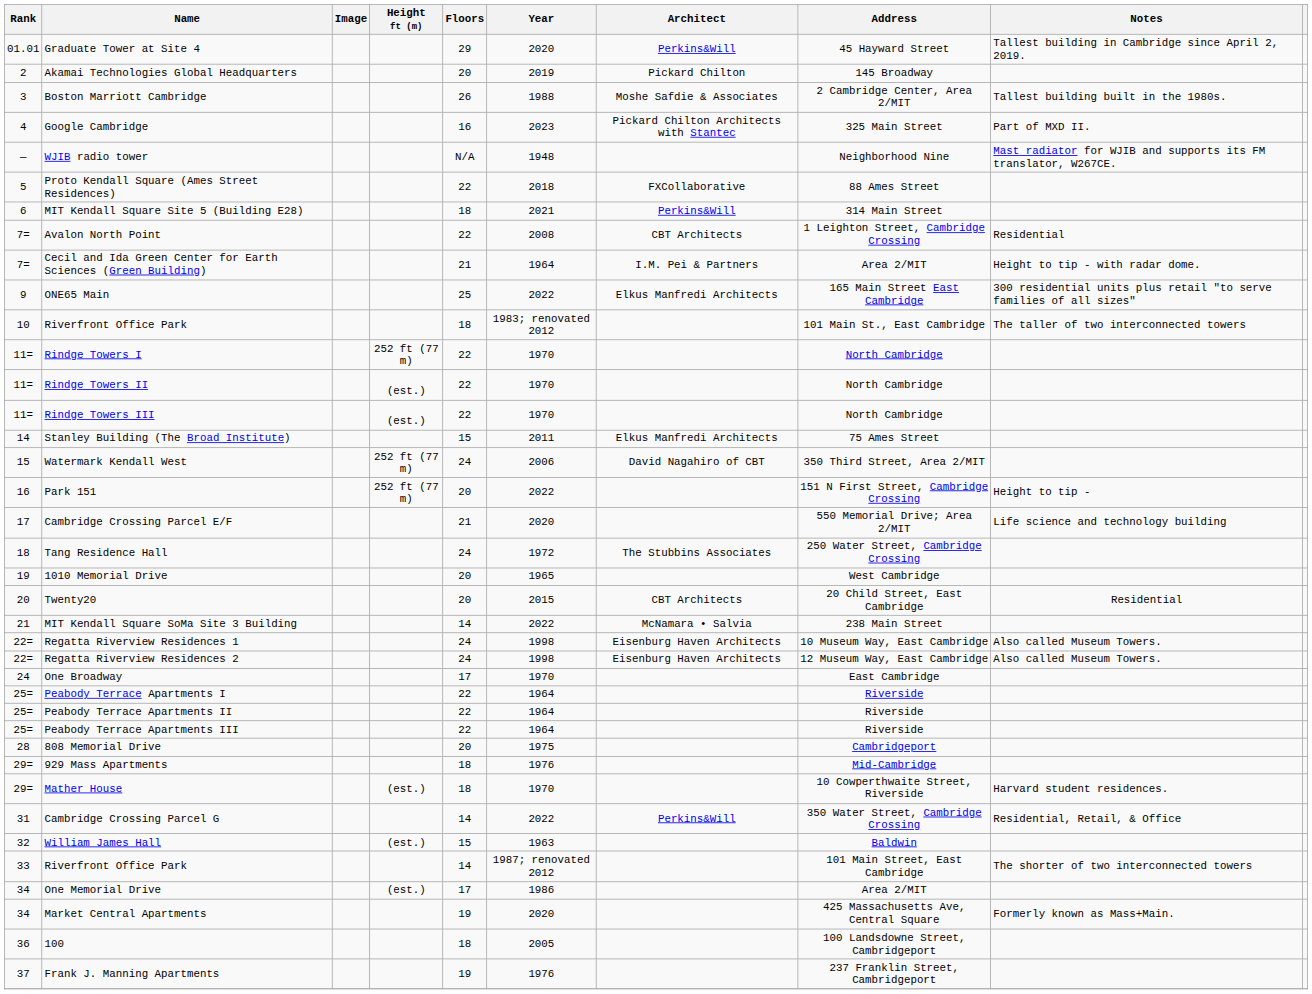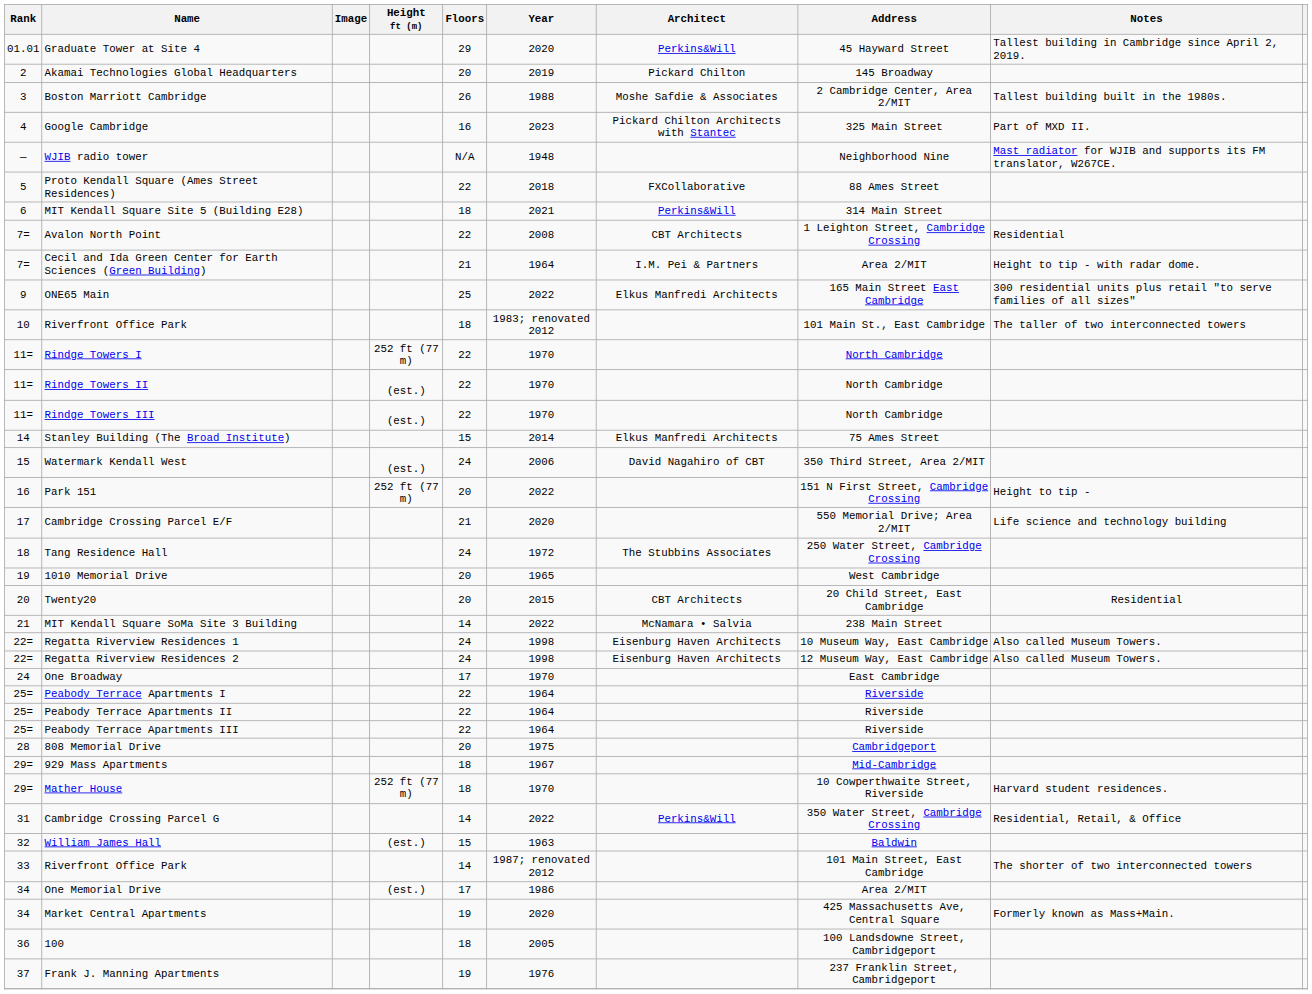(541, 439) 2011 -> (541, 439) 2014
(406, 463) 252 ft (77 m) -> (406, 469) (est.)
(541, 765) 1976 -> (541, 765) 1967
(406, 789) (est.) -> (406, 789) 252 ft (77 m)
